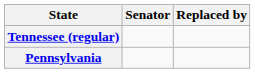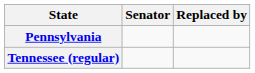rows swapped: (63, 57) <-> (63, 36)
